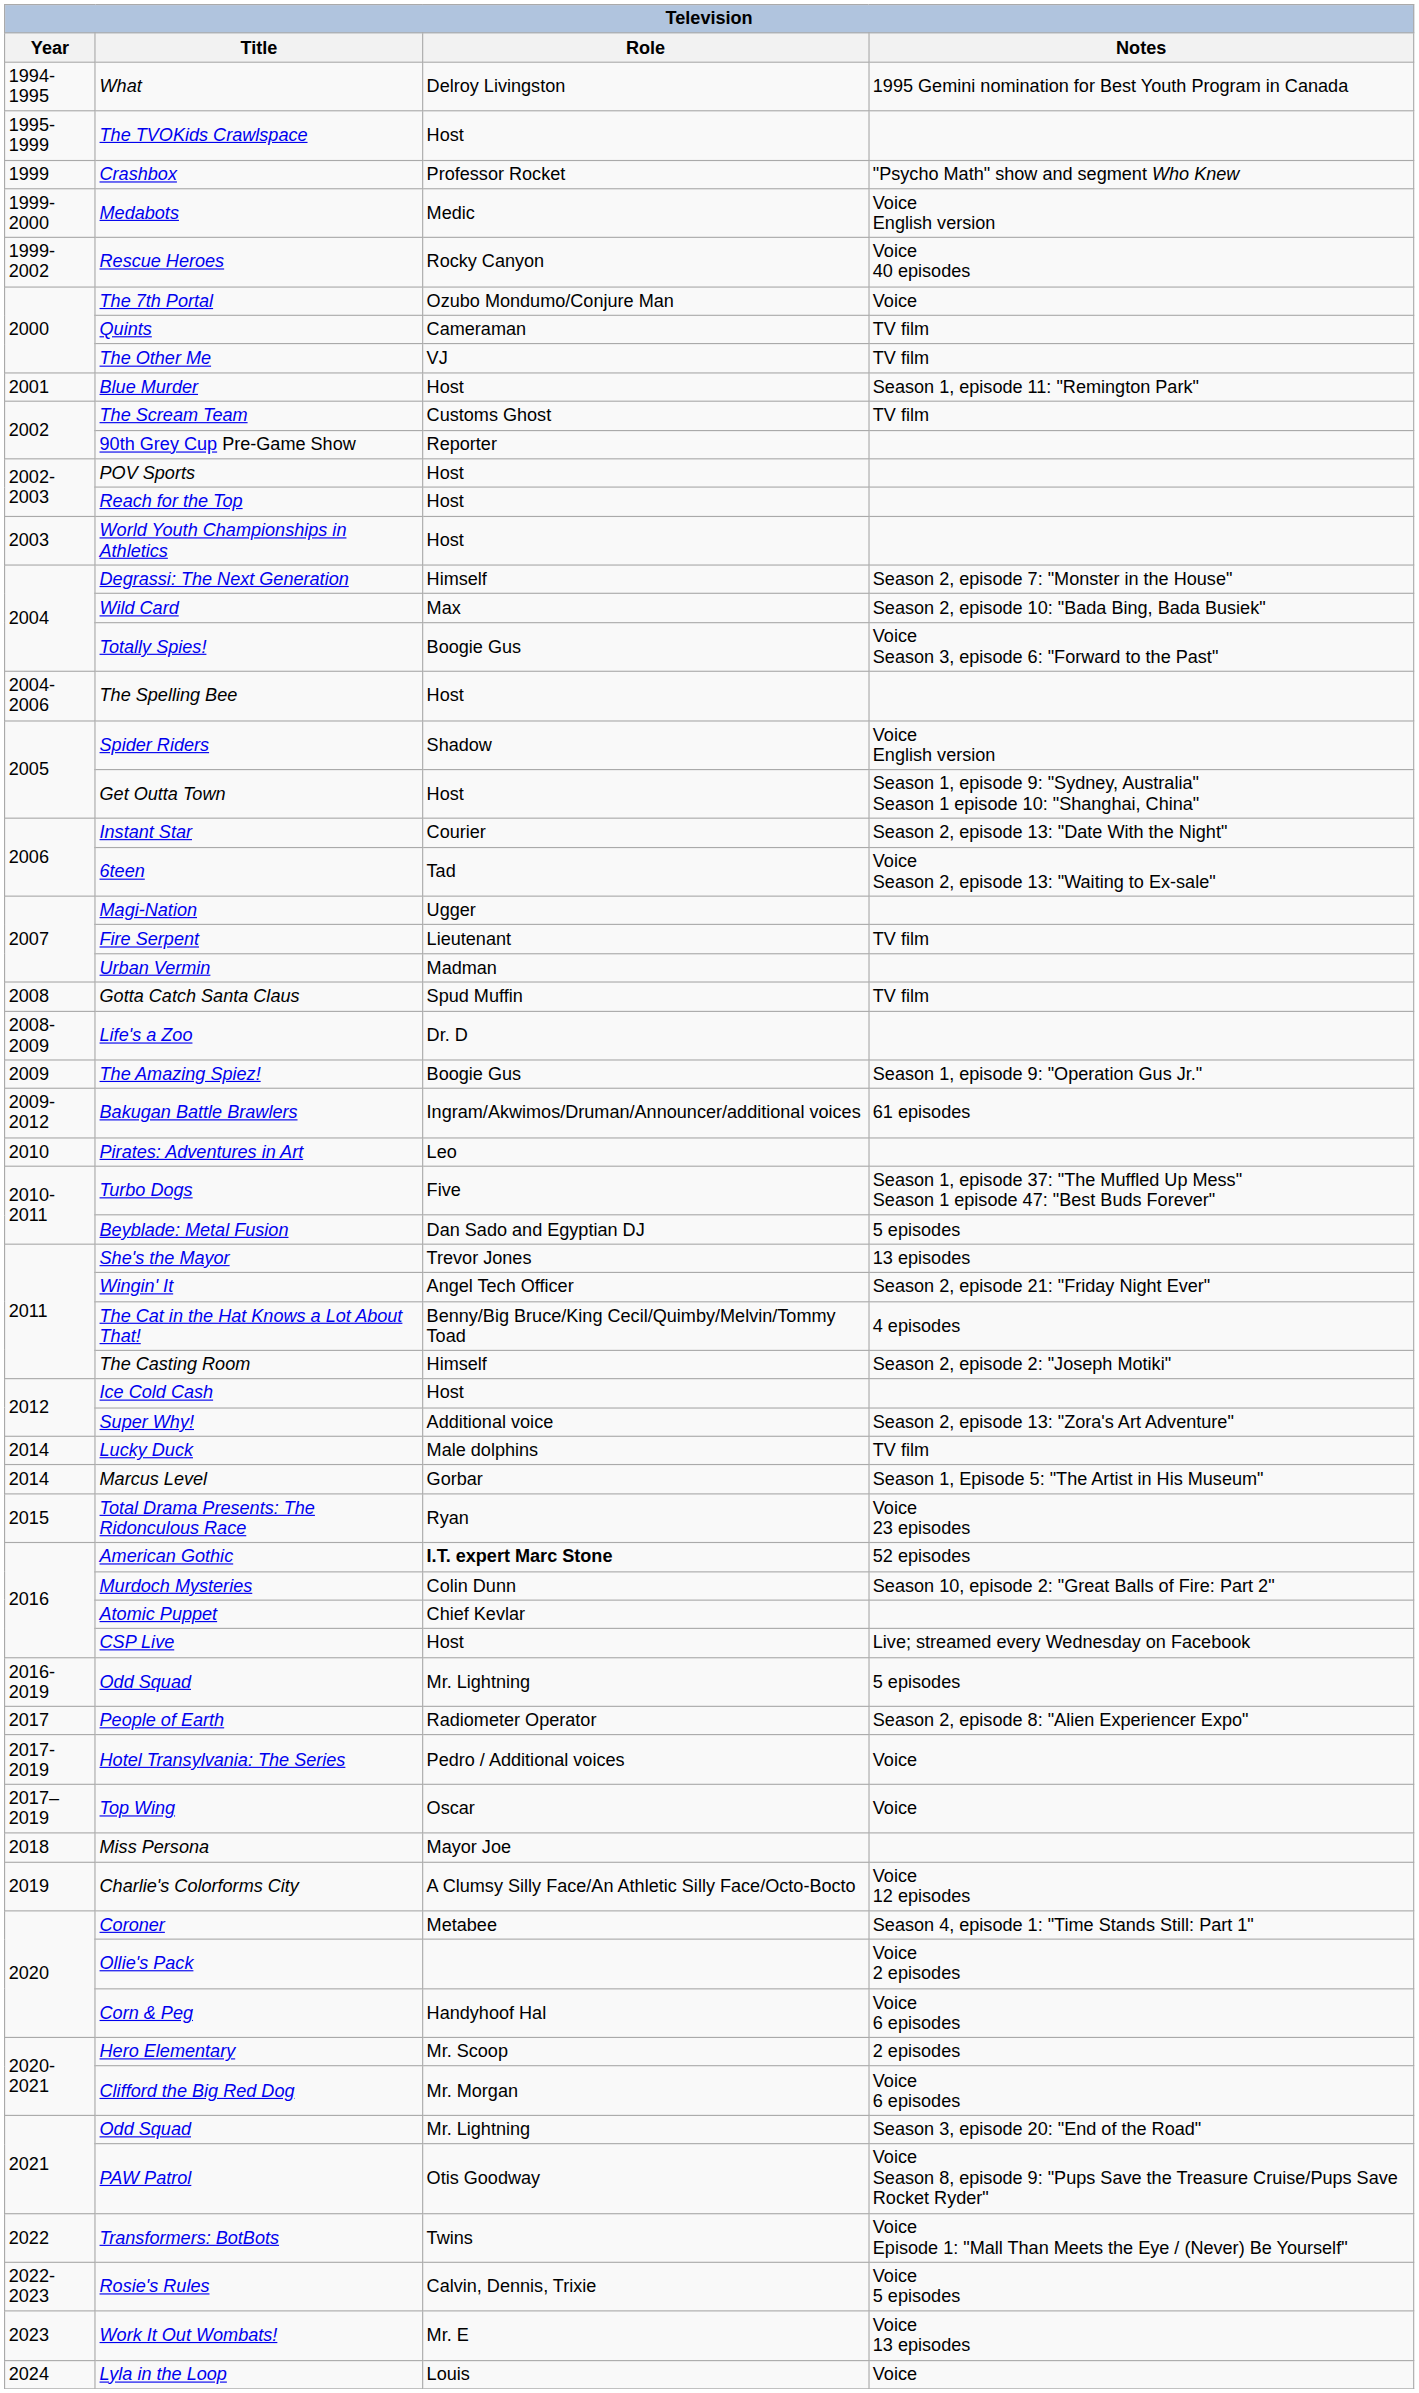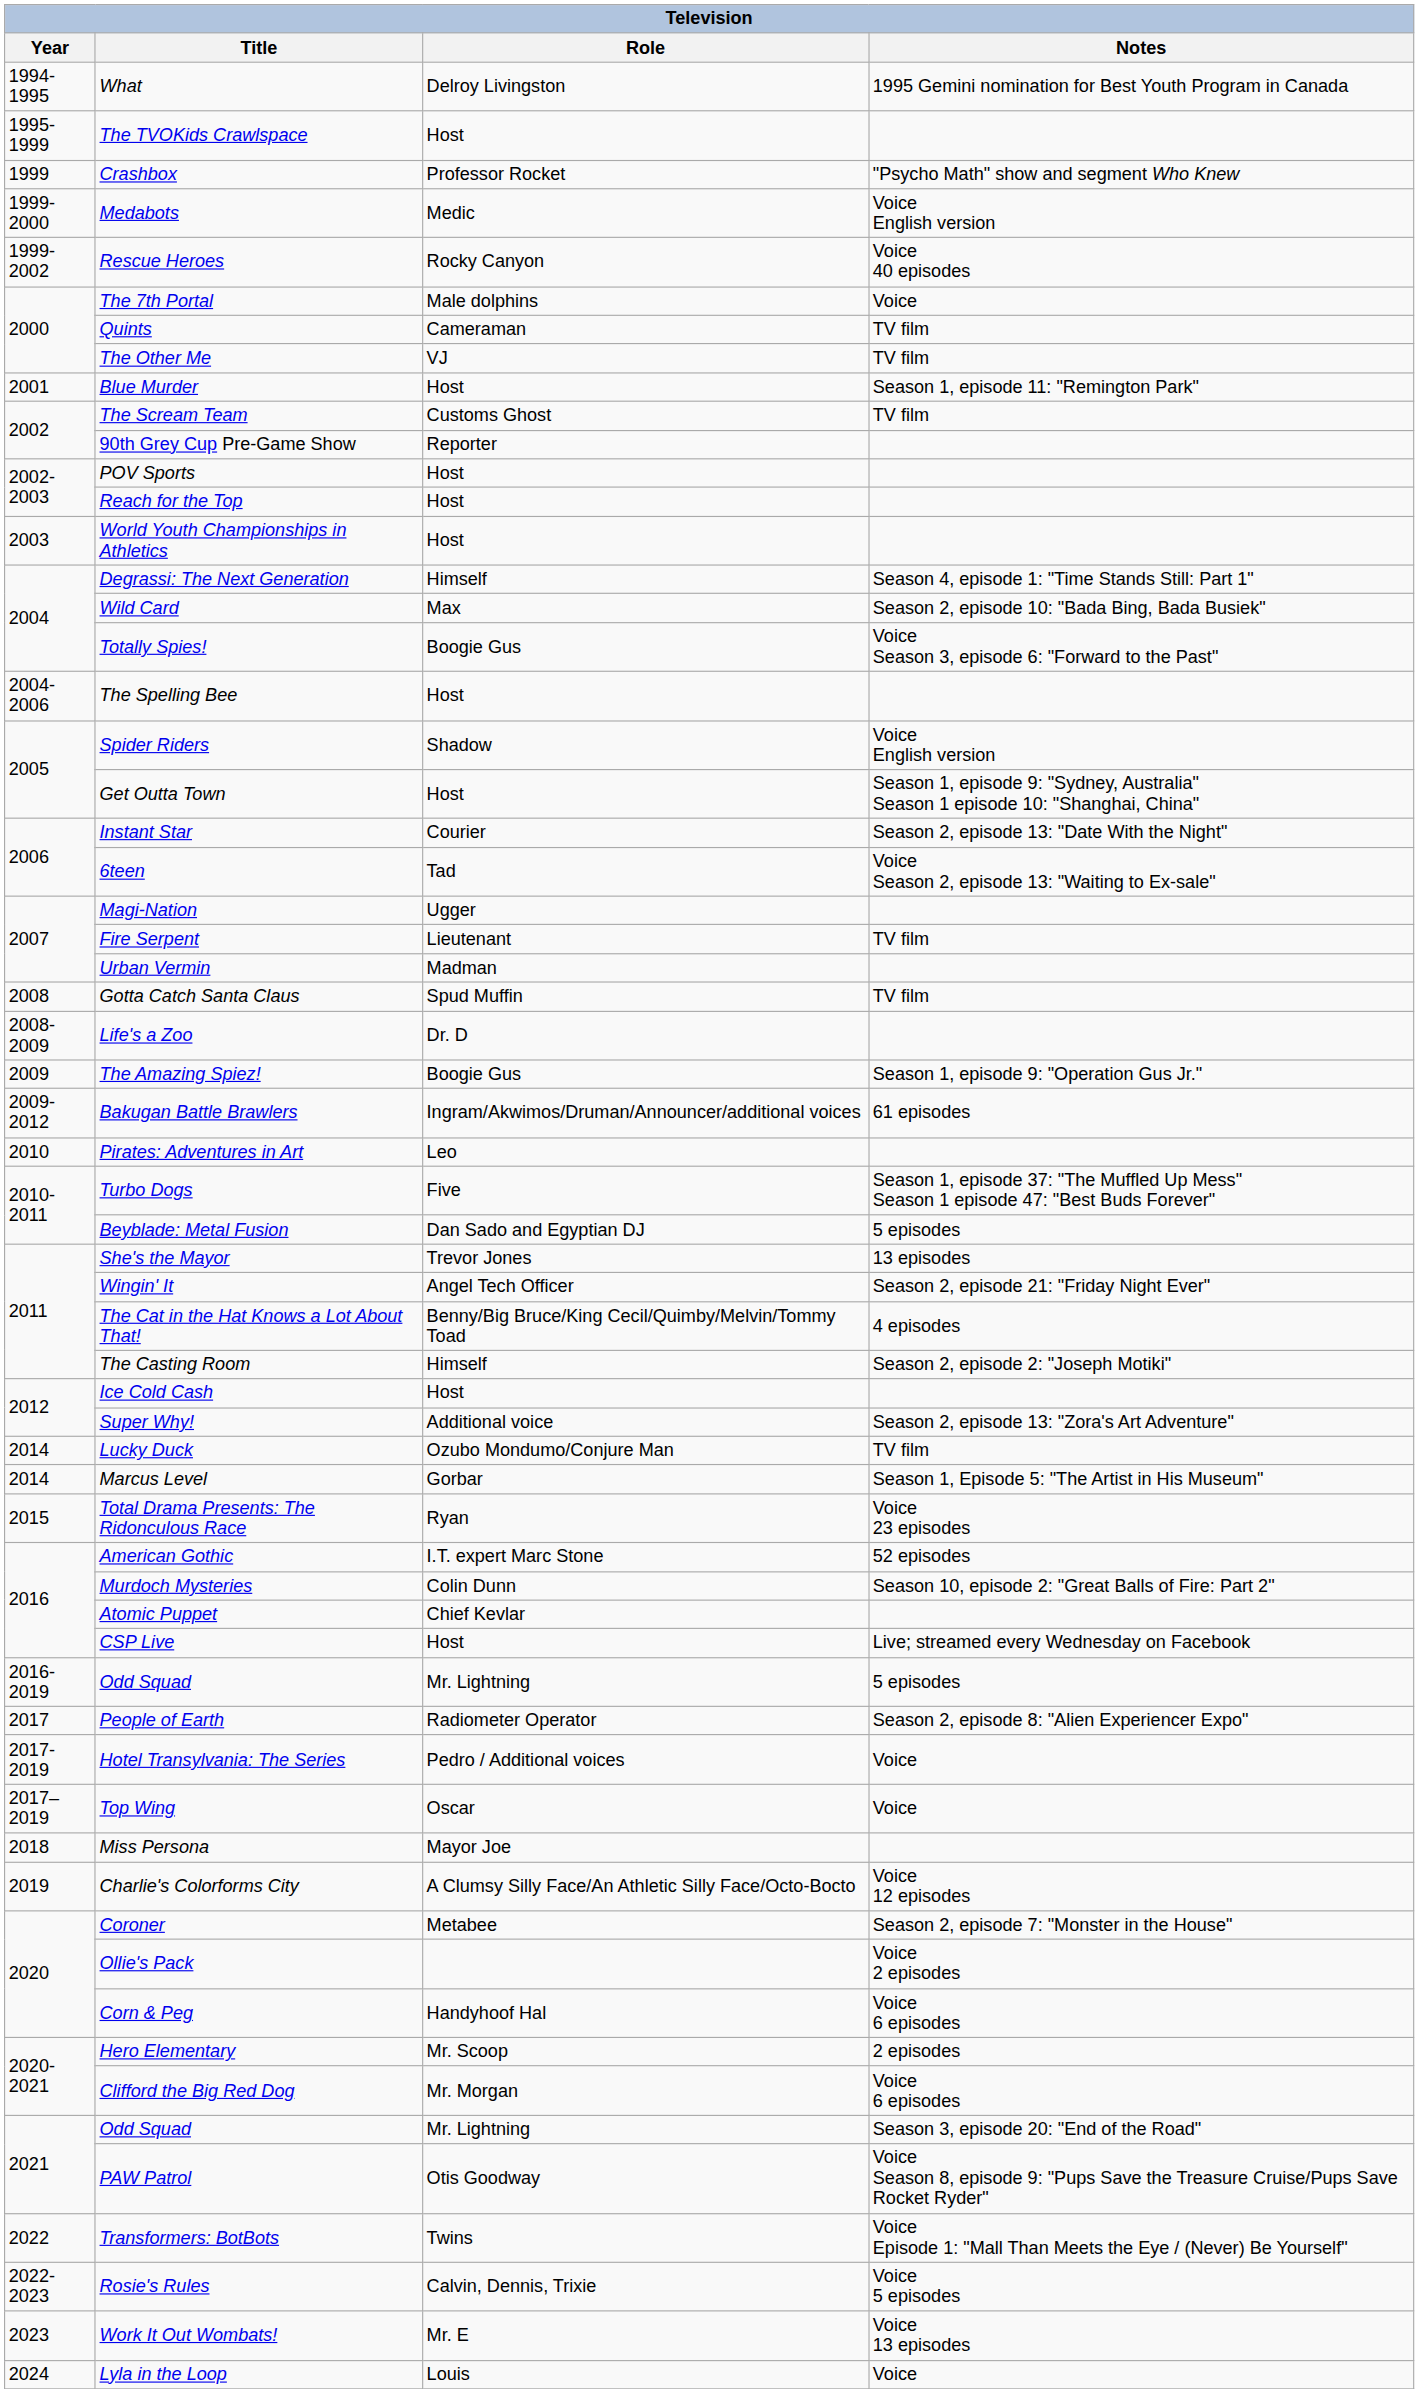(550, 300) Ozubo Mondumo/Conjure Man -> (482, 300) Male dolphins
(1053, 579) Season 2, episode 7: "Monster in the House" -> (1063, 579) Season 4, episode 1: "Time Stands Still: Part 1"
(482, 1450) Male dolphins -> (550, 1450) Ozubo Mondumo/Conjure Man
(520, 1556) bold -> (515, 1556) normal
(1063, 1925) Season 4, episode 1: "Time Stands Still: Part 1" -> (1053, 1925) Season 2, episode 7: "Monster in the House"
